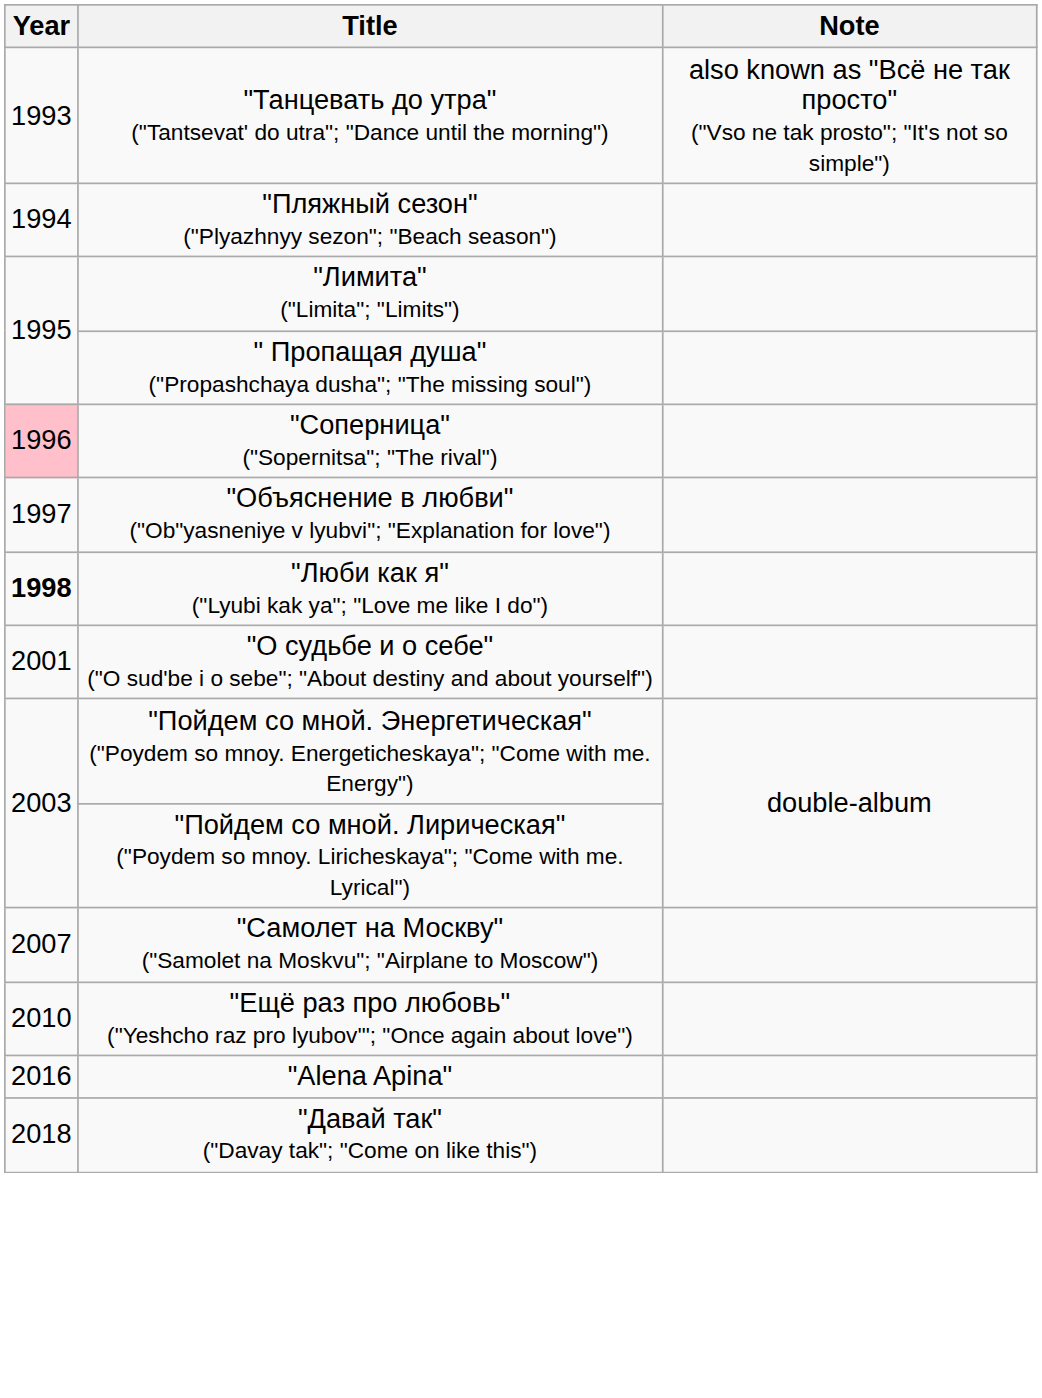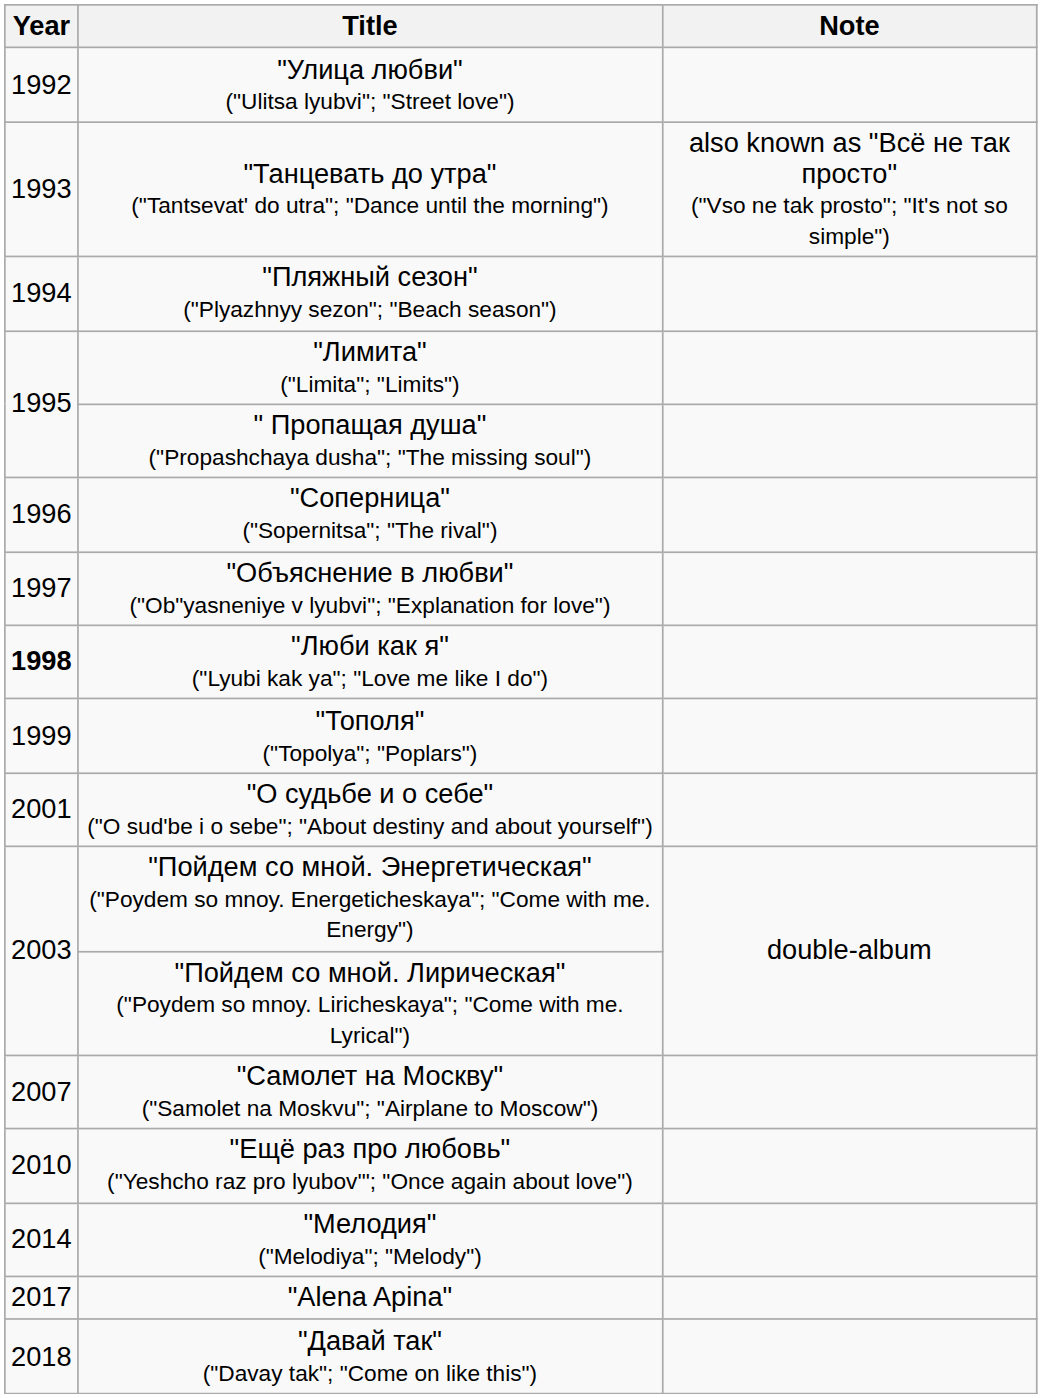+ row: (370, 84)
(41, 440) pink background -> (41, 514) no background
+ row: (370, 735)
+ row: (370, 1239)
(41, 1076) 2016 -> (41, 1297) 2017
